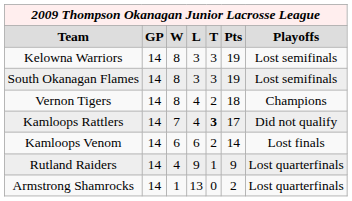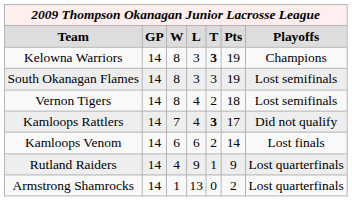(214, 57) normal -> (214, 57) bold
(296, 57) Lost semifinals -> (296, 57) Champions
(296, 100) Champions -> (296, 100) Lost semifinals
